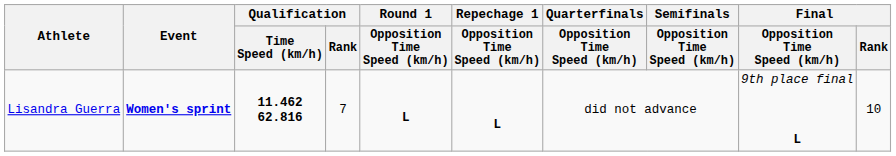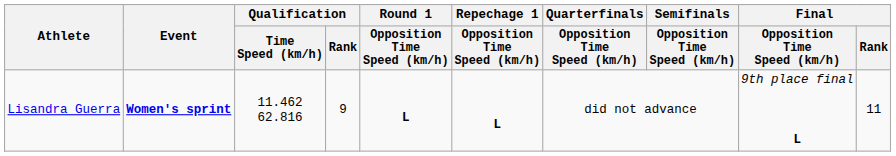(280, 110) bold -> (280, 110) normal
(343, 110) 7 -> (343, 110) 9
(874, 110) 10 -> (874, 110) 11
